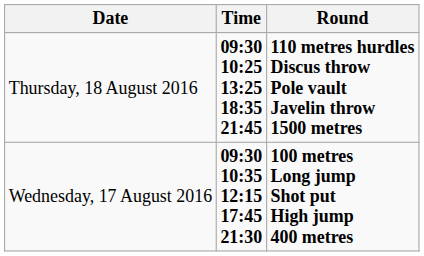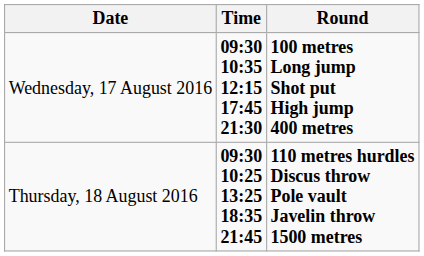rows swapped: (110, 196) <-> (103, 87)
